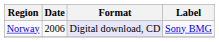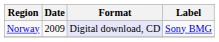(55, 28) 2006 -> (55, 28) 2009
